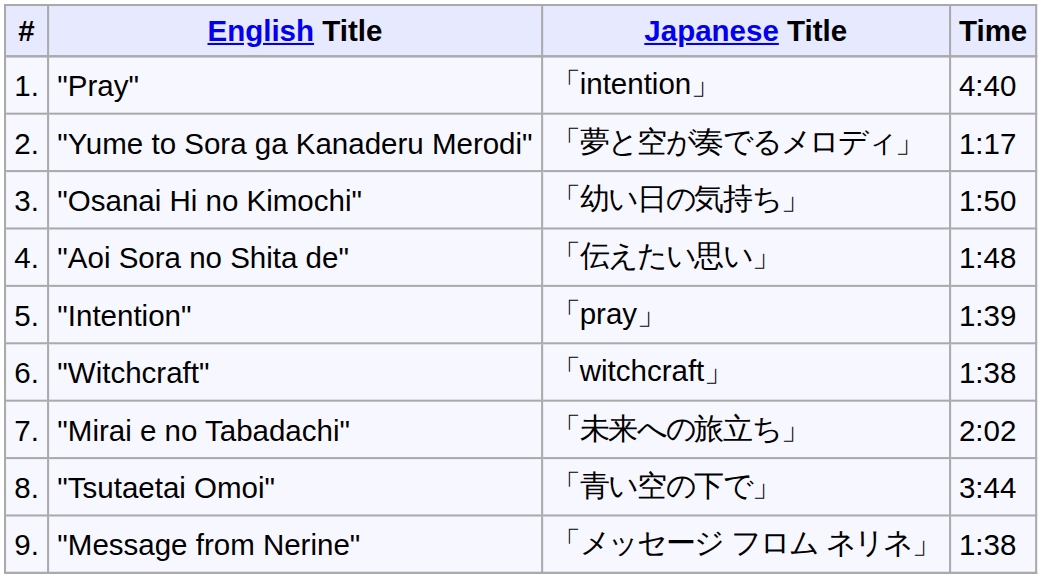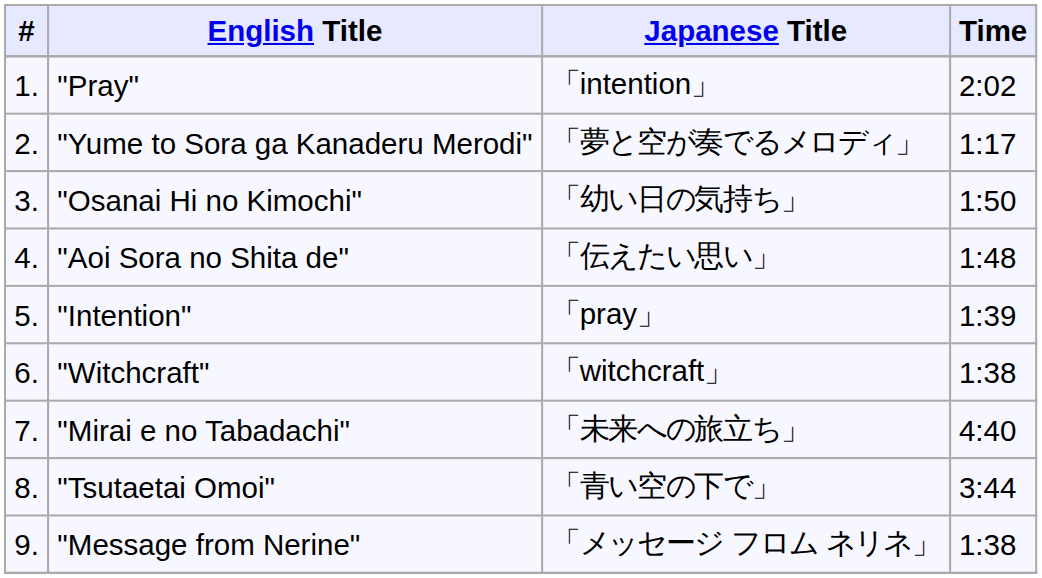(988, 85) 4:40 -> (988, 85) 2:02
(988, 430) 2:02 -> (988, 430) 4:40
